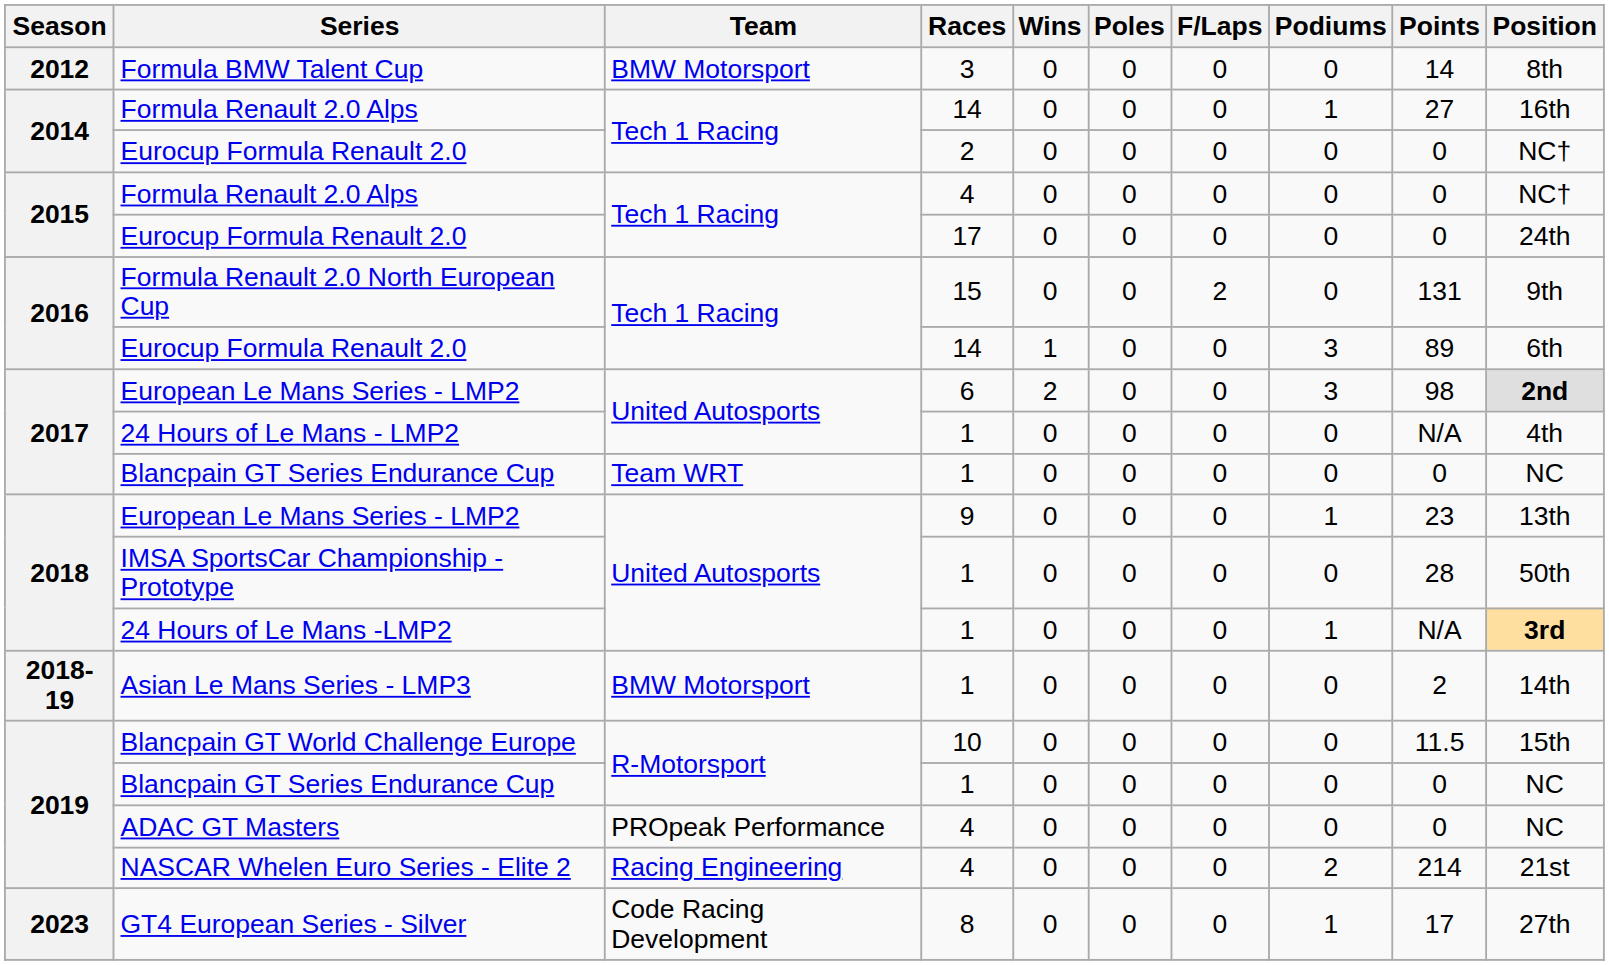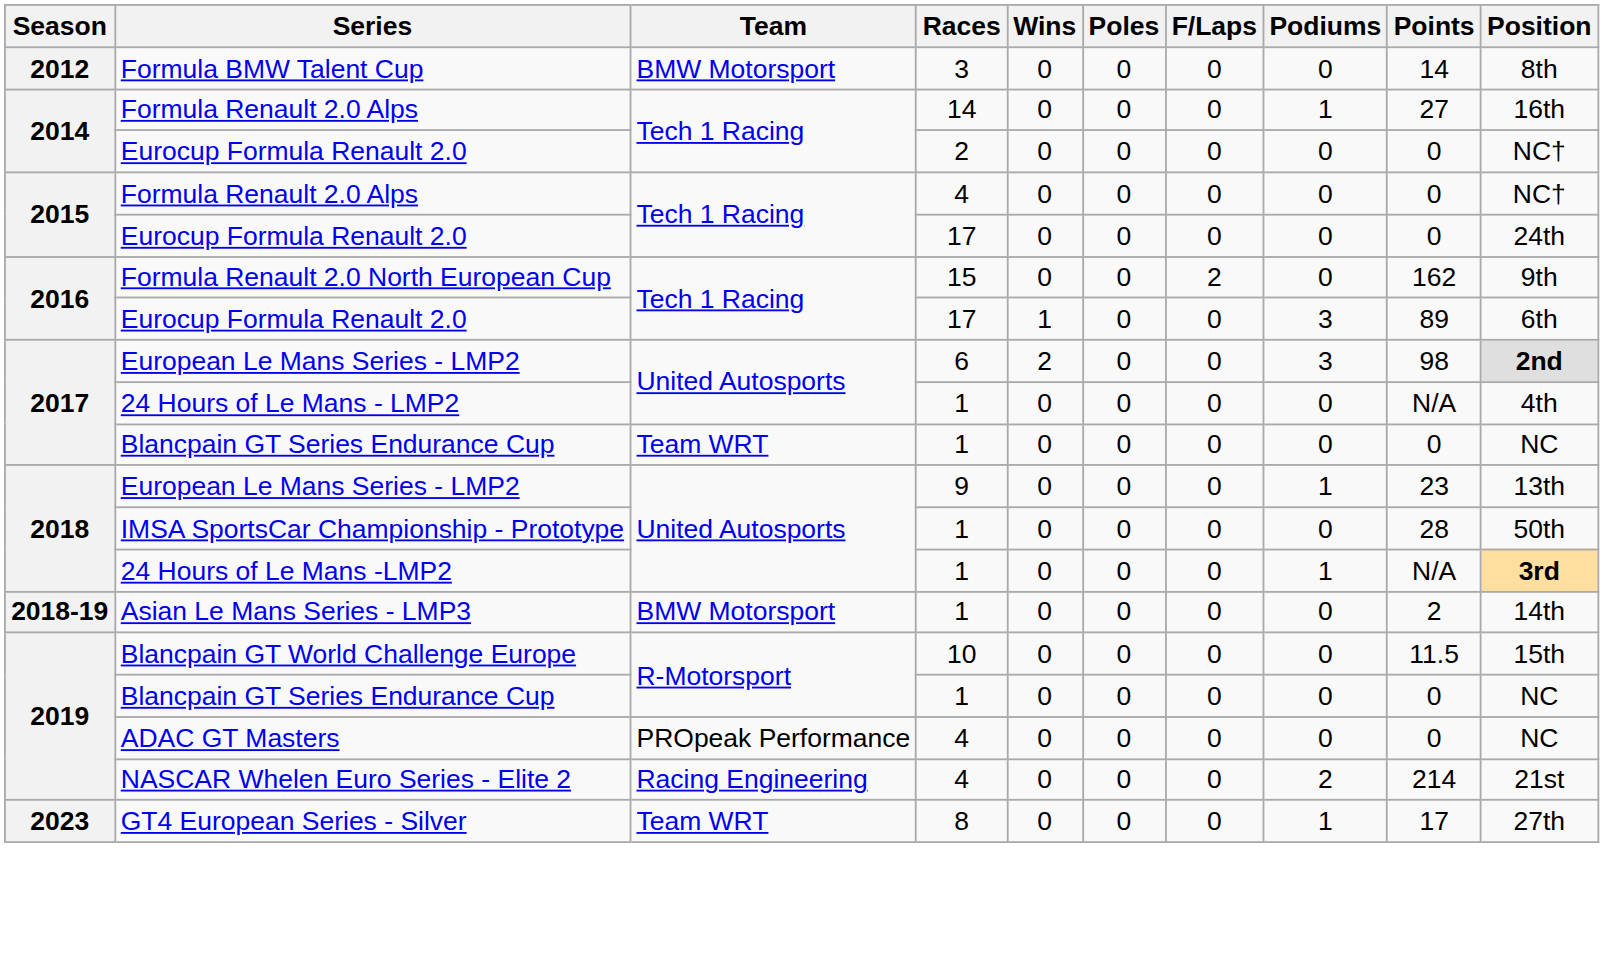(1440, 292) 131 -> (1434, 277) 162
(967, 349) 14 -> (962, 319) 17
(689, 925) Code Racing Development -> (702, 822) Team WRT
